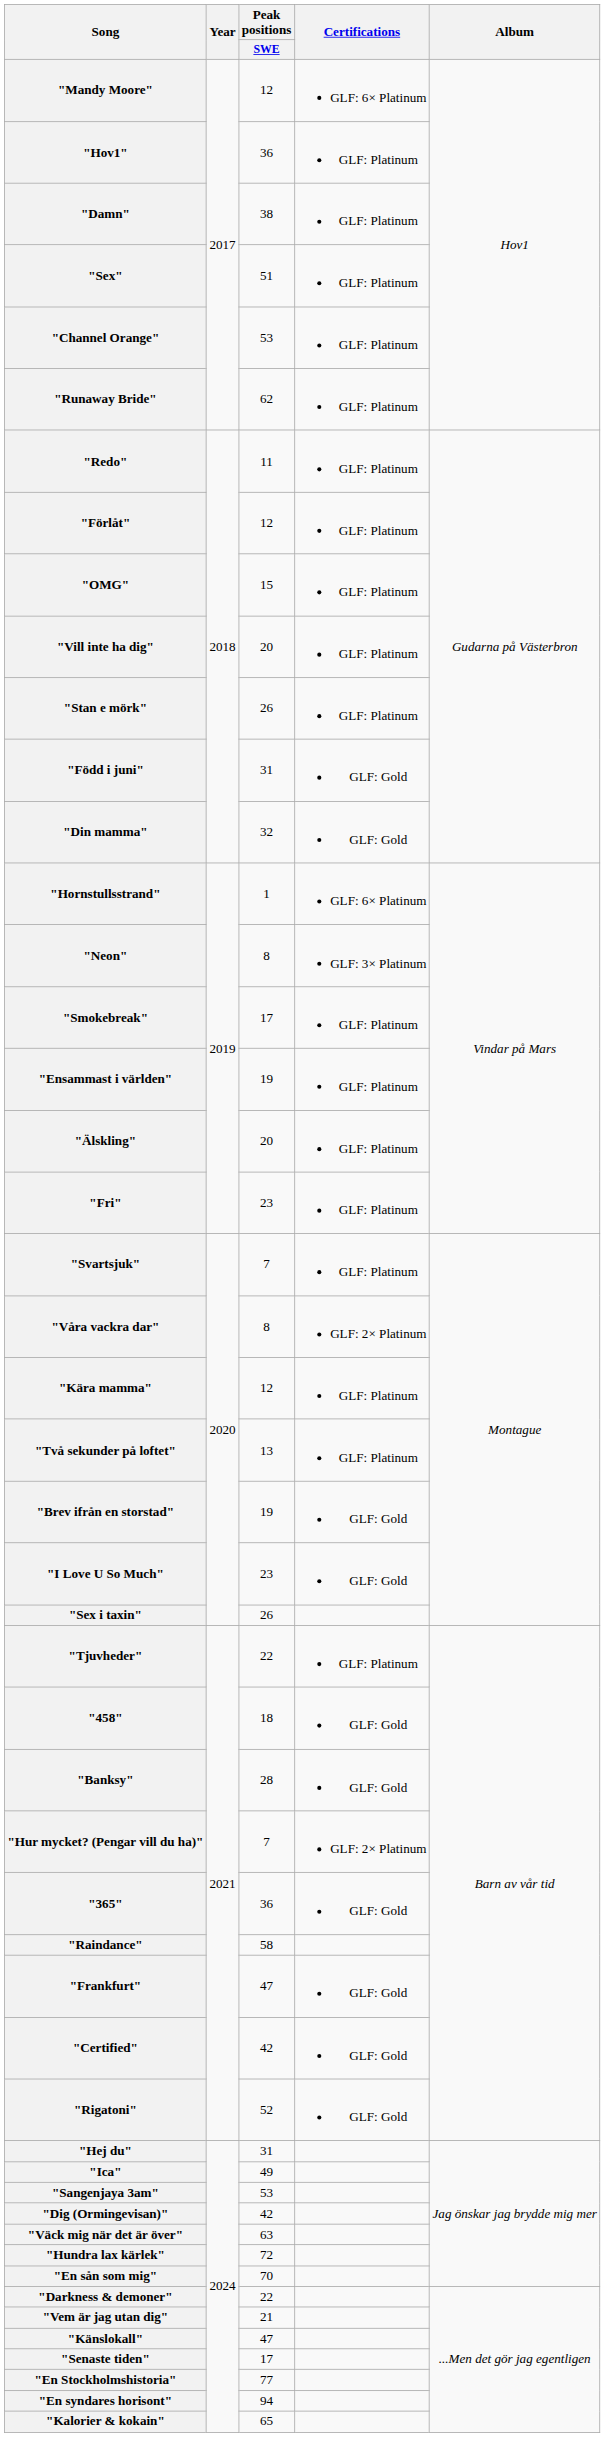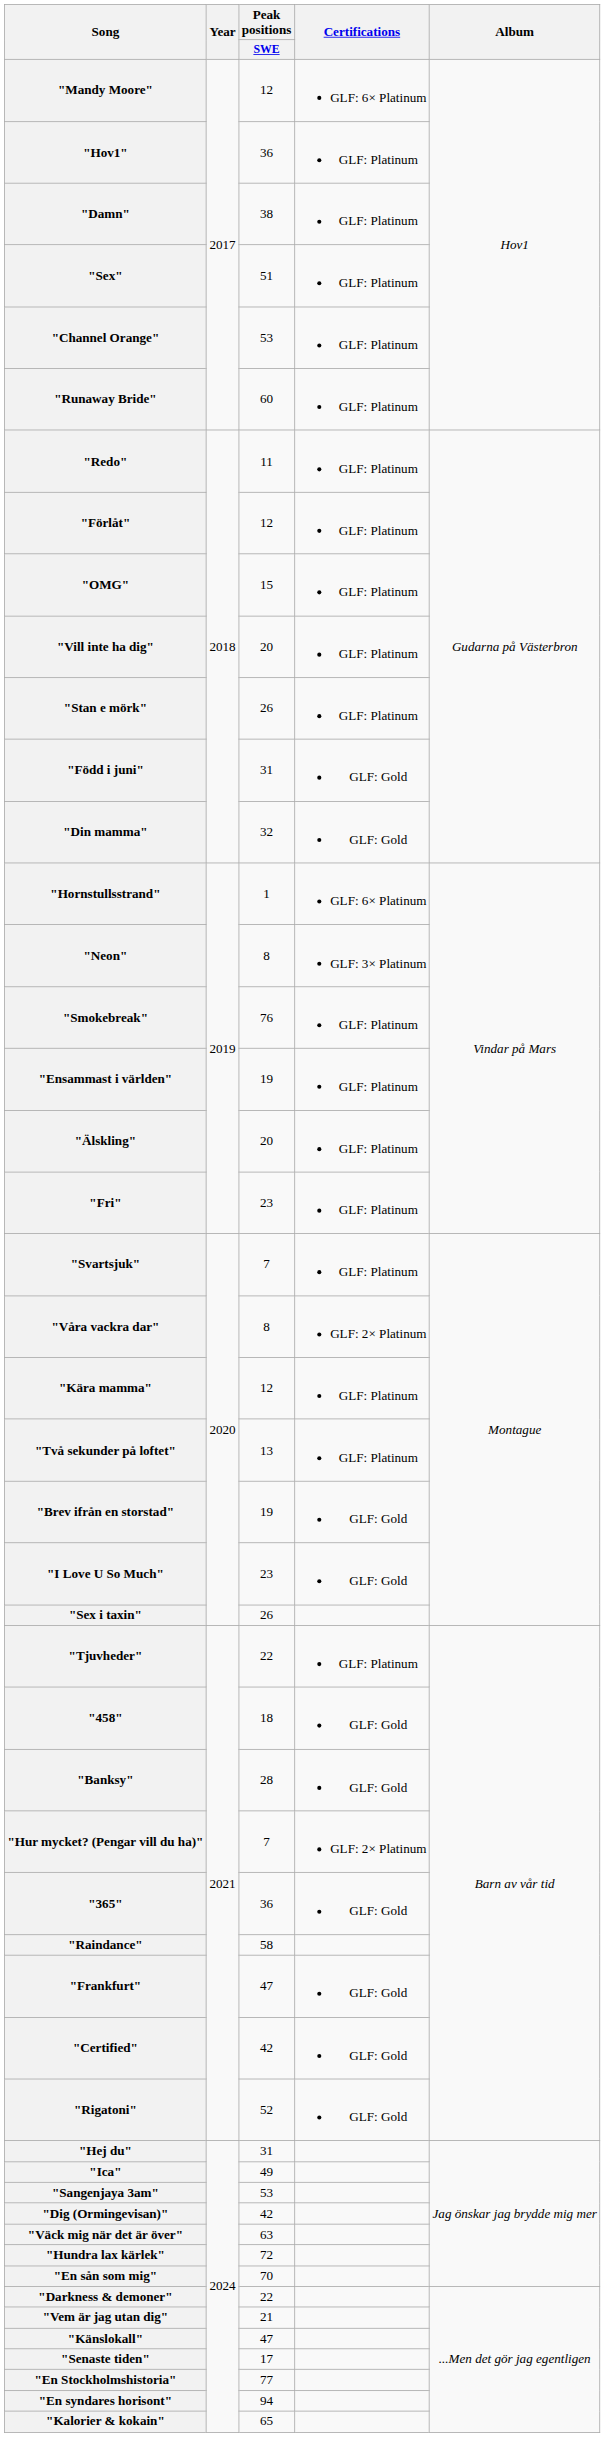(267, 399) 62 -> (267, 399) 60
(267, 1017) 17 -> (267, 1017) 76
